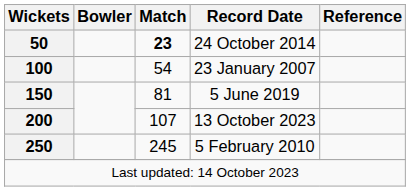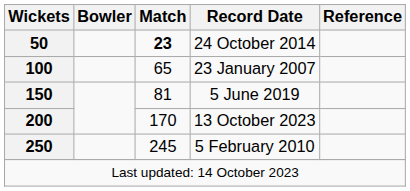(163, 69) 54 -> (163, 69) 65
(163, 120) 107 -> (163, 120) 170
